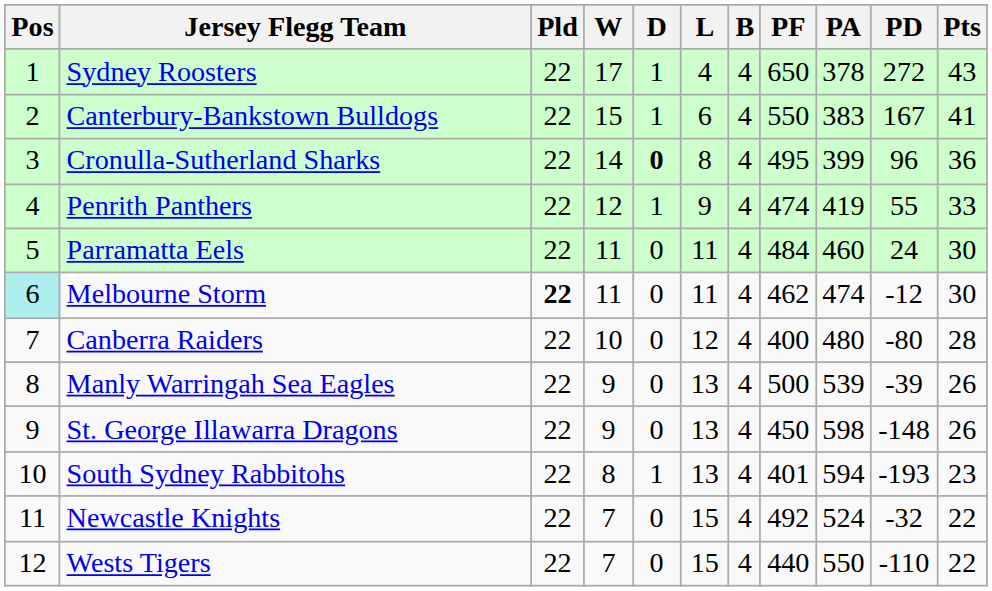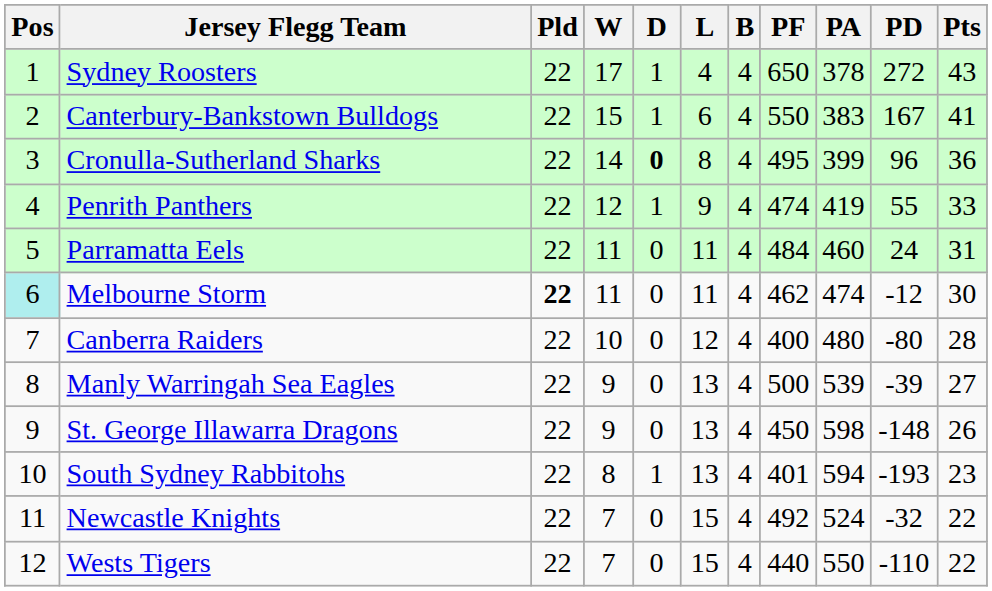(962, 250) 30 -> (962, 250) 31
(962, 384) 26 -> (962, 384) 27
